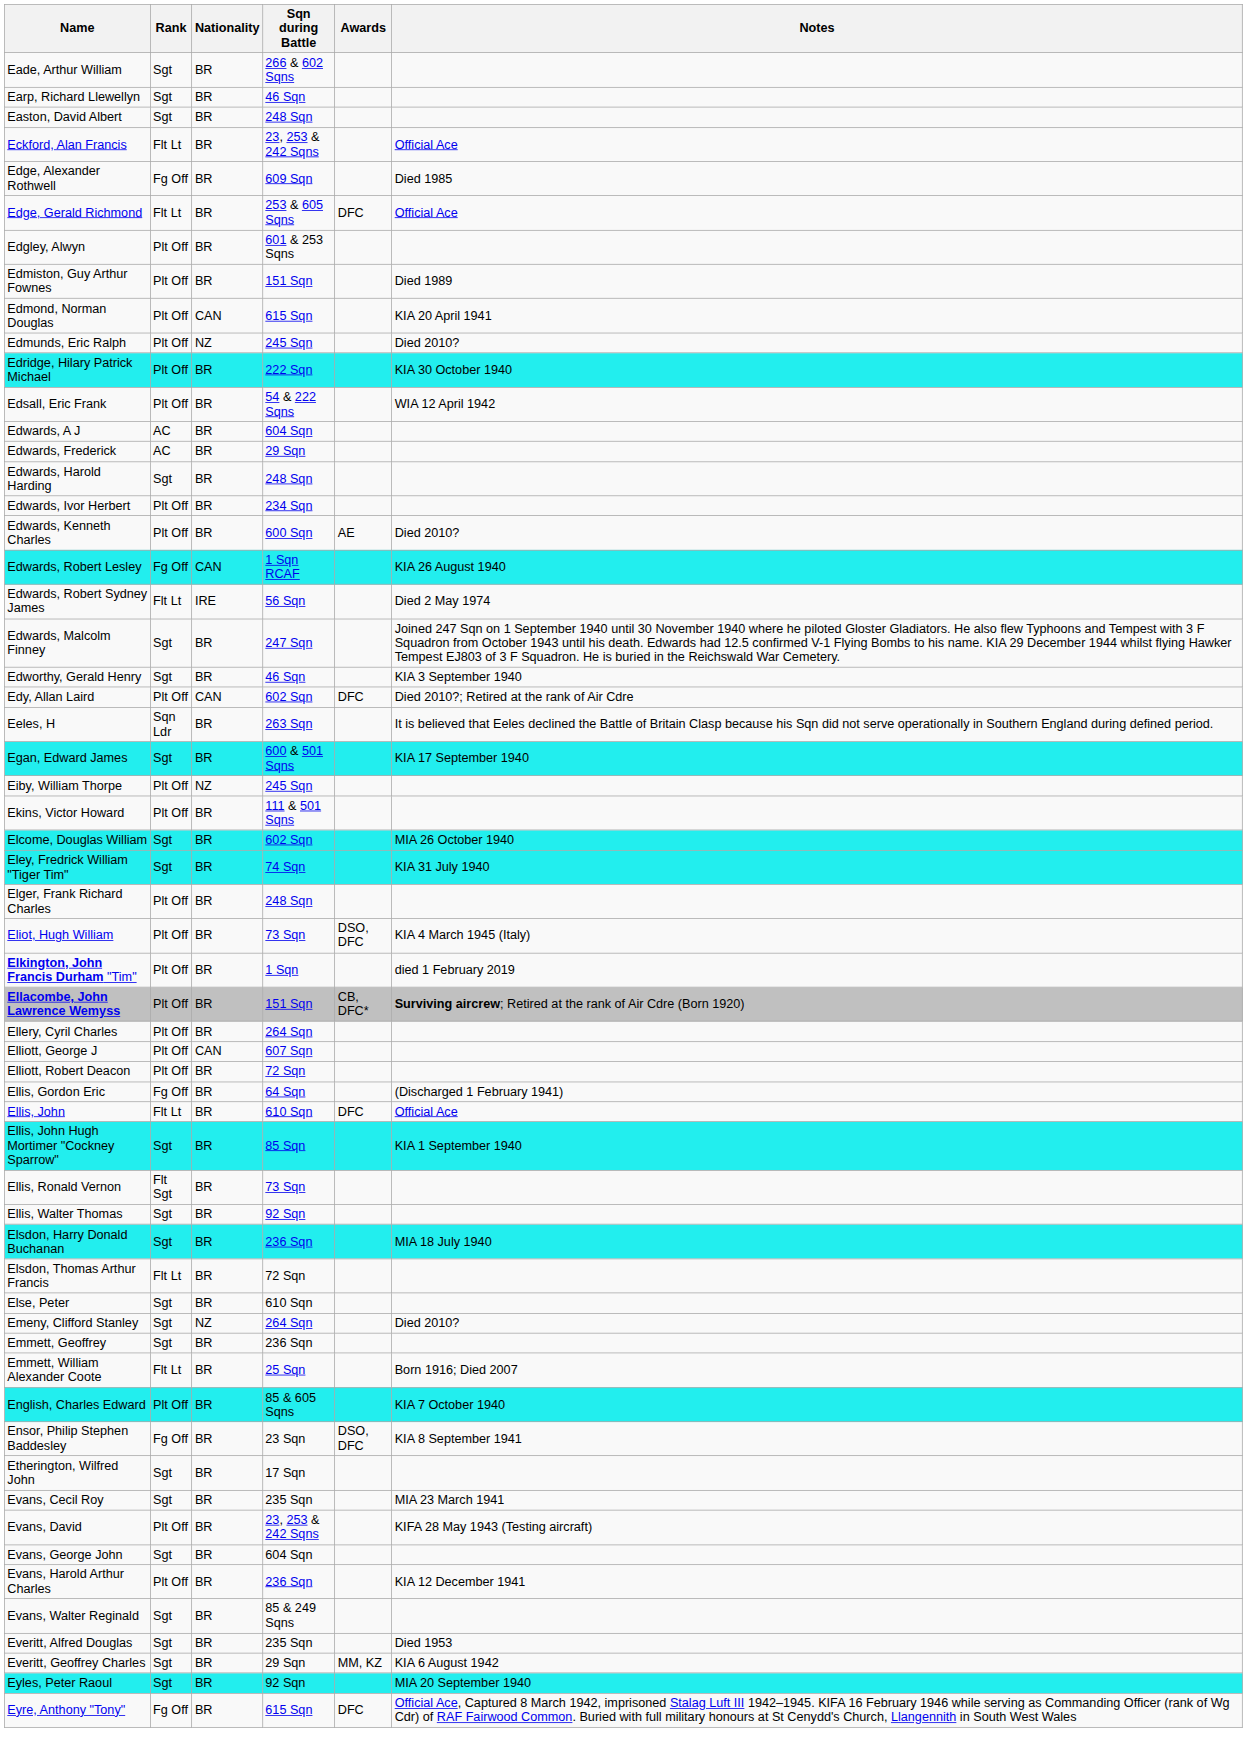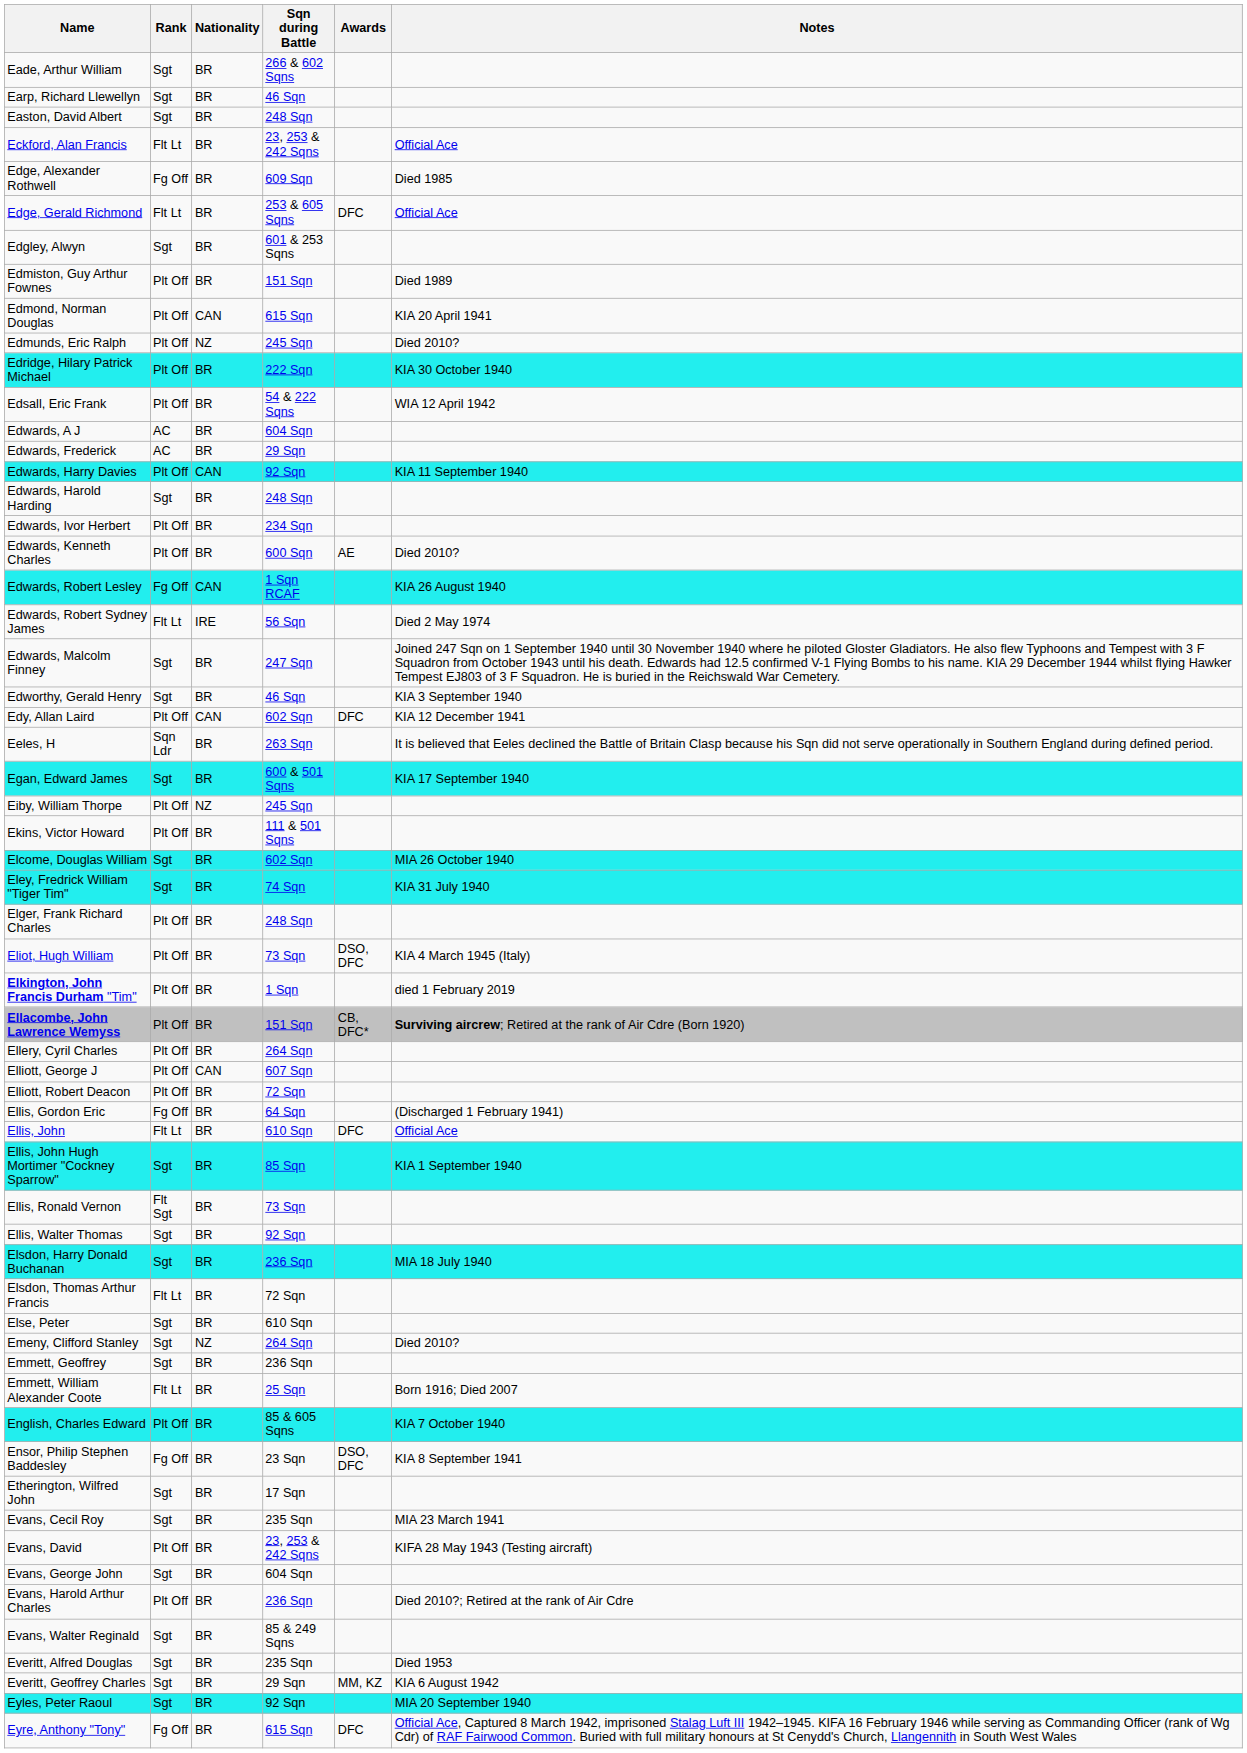(171, 247) Plt Off -> (163, 247) Sgt
+ row: (72, 471)
(514, 697) Died 2010?; Retired at the rank of Air Cdre -> (460, 717) KIA 12 December 1941
(460, 1581) KIA 12 December 1941 -> (514, 1601) Died 2010?; Retired at the rank of Air Cdre
